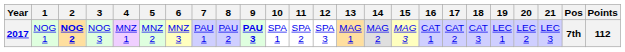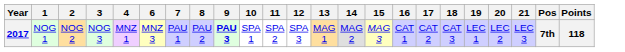- column: (152, 12)
(72, 33) bold -> (72, 33) normal
(603, 33) 112 -> (576, 33) 118
